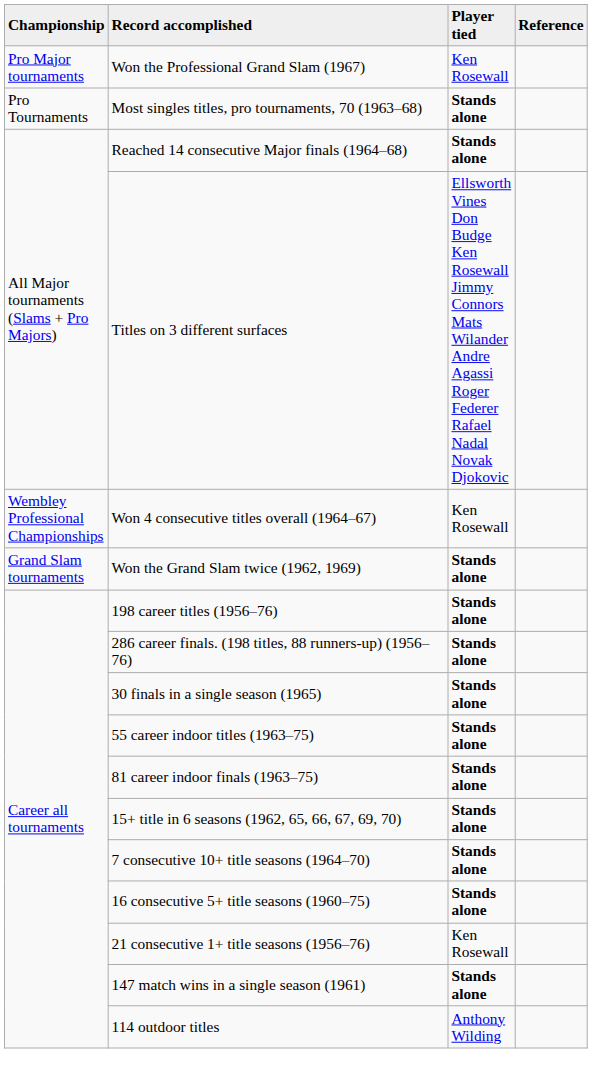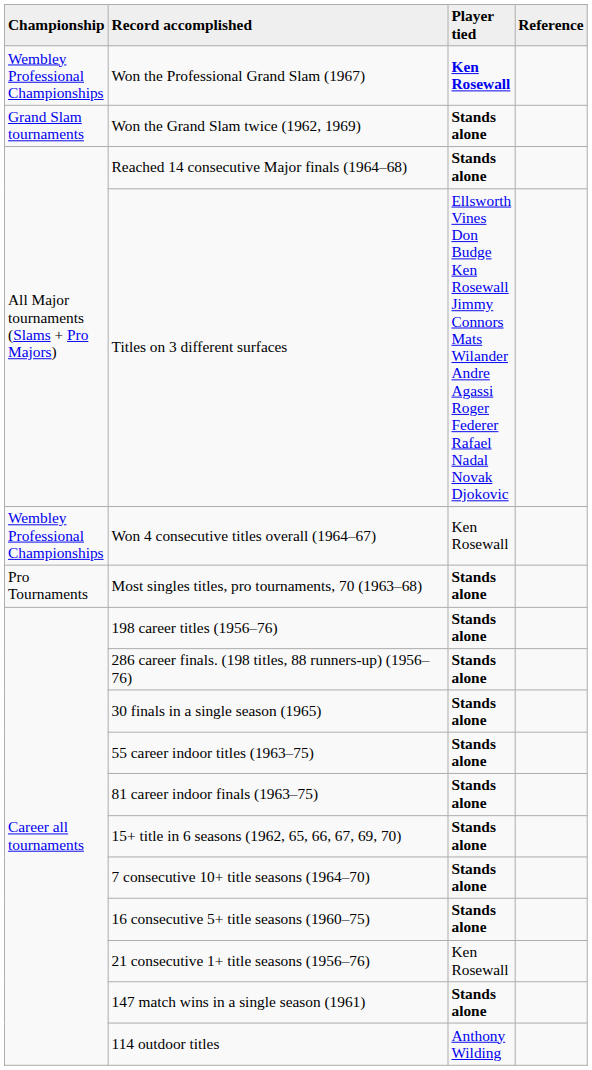(46, 66) Pro Major tournaments -> (56, 75) Wembley Professional Championships
(480, 66) normal -> (481, 75) bold
rows swapped: (236, 568) <-> (267, 108)
